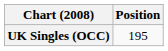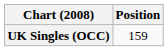(138, 35) 195 -> (138, 35) 159
